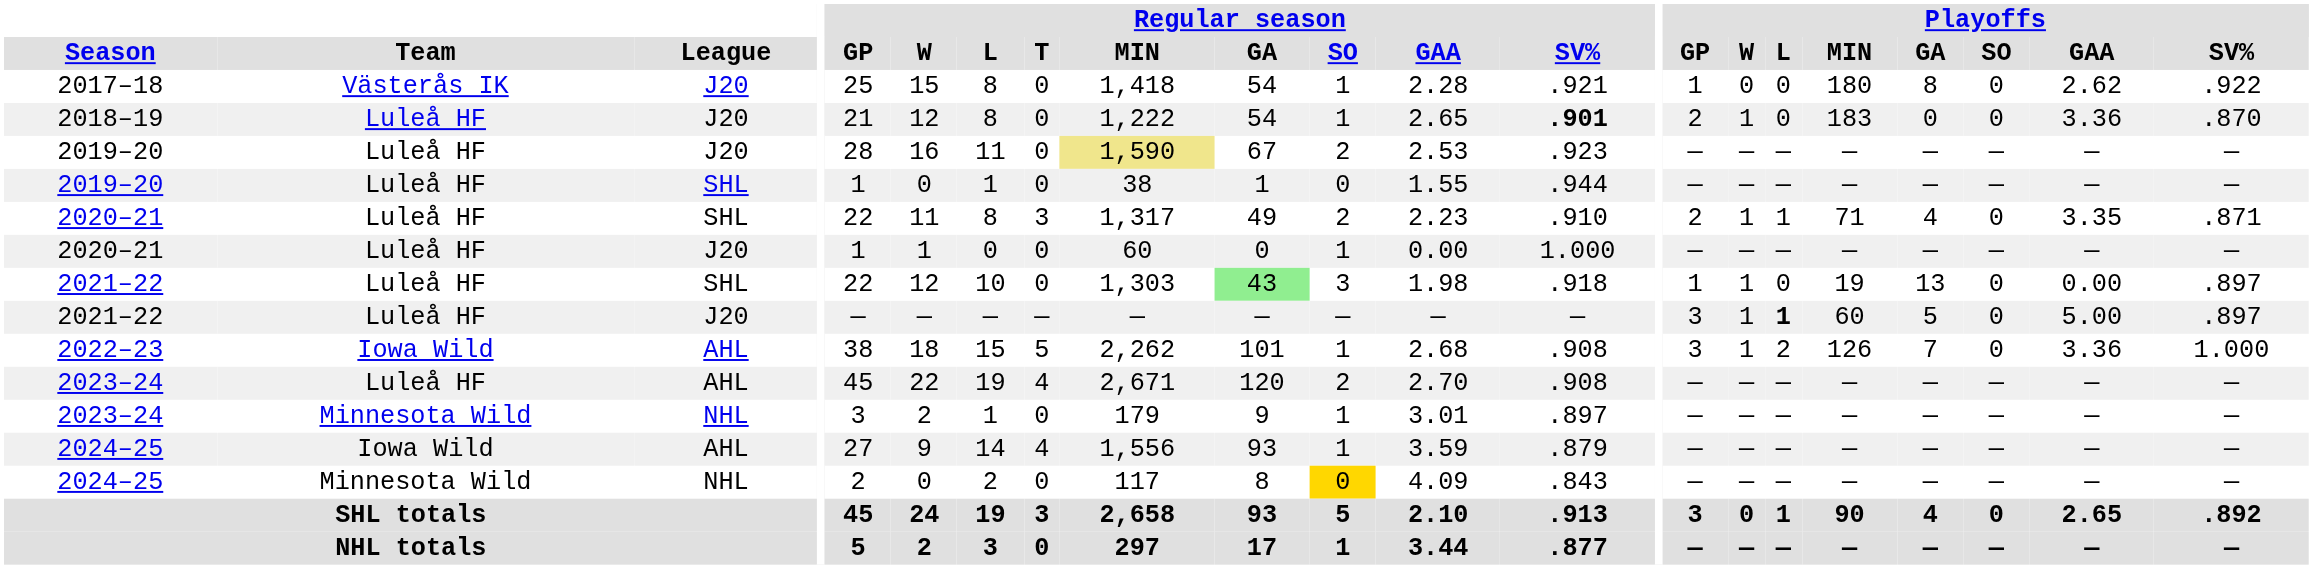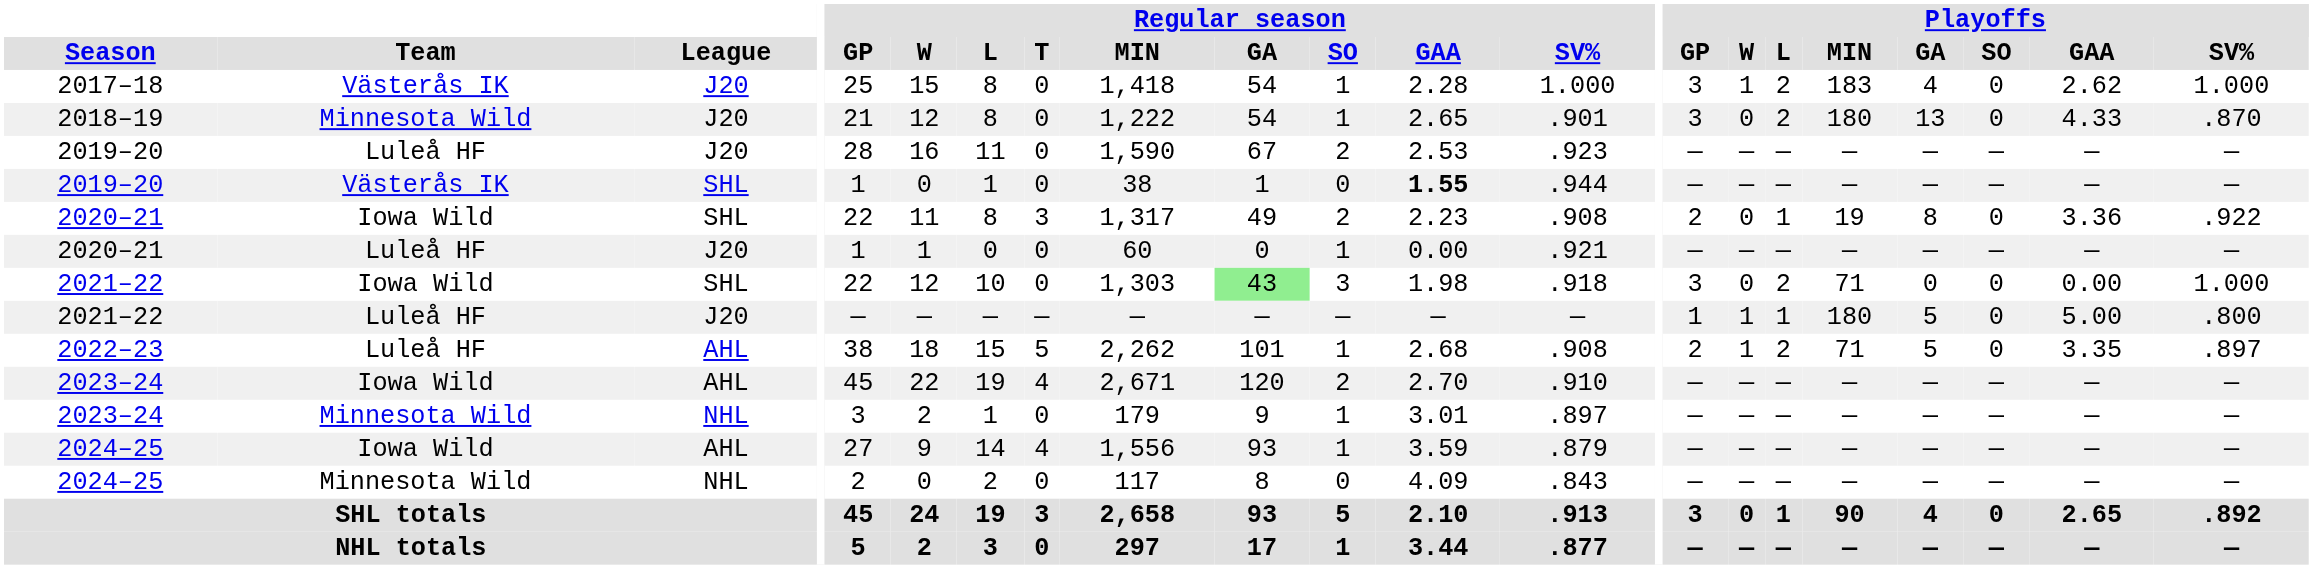(1578, 86) .921 -> (1578, 86) 1.000
(1695, 86) 1 -> (1695, 86) 3
(1747, 86) 0 -> (1747, 86) 1
(1783, 86) 0 -> (1783, 86) 2
(1850, 86) 180 -> (1850, 86) 183
(1930, 86) 8 -> (1930, 86) 4
(2231, 86) .922 -> (2231, 86) 1.000
(425, 119) Luleå HF -> (425, 119) Minnesota Wild
(1578, 119) bold -> (1578, 119) normal
(1695, 119) 2 -> (1695, 119) 3
(1747, 119) 1 -> (1747, 119) 0
(1783, 119) 0 -> (1783, 119) 2
(1850, 119) 183 -> (1850, 119) 180
(1930, 119) 0 -> (1930, 119) 13
(2092, 119) 3.36 -> (2092, 119) 4.33
(1137, 152) khaki background -> (1137, 152) no background
(425, 185) Luleå HF -> (425, 185) Västerås IK
(1438, 185) normal -> (1438, 185) bold
(425, 218) Luleå HF -> (425, 218) Iowa Wild
(1578, 218) .910 -> (1578, 218) .908
(1747, 218) 1 -> (1747, 218) 0
(1850, 218) 71 -> (1850, 218) 19
(1930, 218) 4 -> (1930, 218) 8
(2092, 218) 3.35 -> (2092, 218) 3.36
(2231, 218) .871 -> (2231, 218) .922
(1578, 251) 1.000 -> (1578, 251) .921
(425, 284) Luleå HF -> (425, 284) Iowa Wild
(1695, 284) 1 -> (1695, 284) 3
(1747, 284) 1 -> (1747, 284) 0
(1783, 284) 0 -> (1783, 284) 2
(1850, 284) 19 -> (1850, 284) 71
(1930, 284) 13 -> (1930, 284) 0
(2231, 284) .897 -> (2231, 284) 1.000
(1695, 317) 3 -> (1695, 317) 1
(1783, 317) bold -> (1783, 317) normal
(1850, 317) 60 -> (1850, 317) 180
(2231, 317) .897 -> (2231, 317) .800
(425, 350) Iowa Wild -> (425, 350) Luleå HF
(1695, 350) 3 -> (1695, 350) 2
(1850, 350) 126 -> (1850, 350) 71
(1930, 350) 7 -> (1930, 350) 5
(2092, 350) 3.36 -> (2092, 350) 3.35
(2231, 350) 1.000 -> (2231, 350) .897
(425, 383) Luleå HF -> (425, 383) Iowa Wild
(1578, 383) .908 -> (1578, 383) .910
(1343, 482) gold background -> (1343, 482) no background
